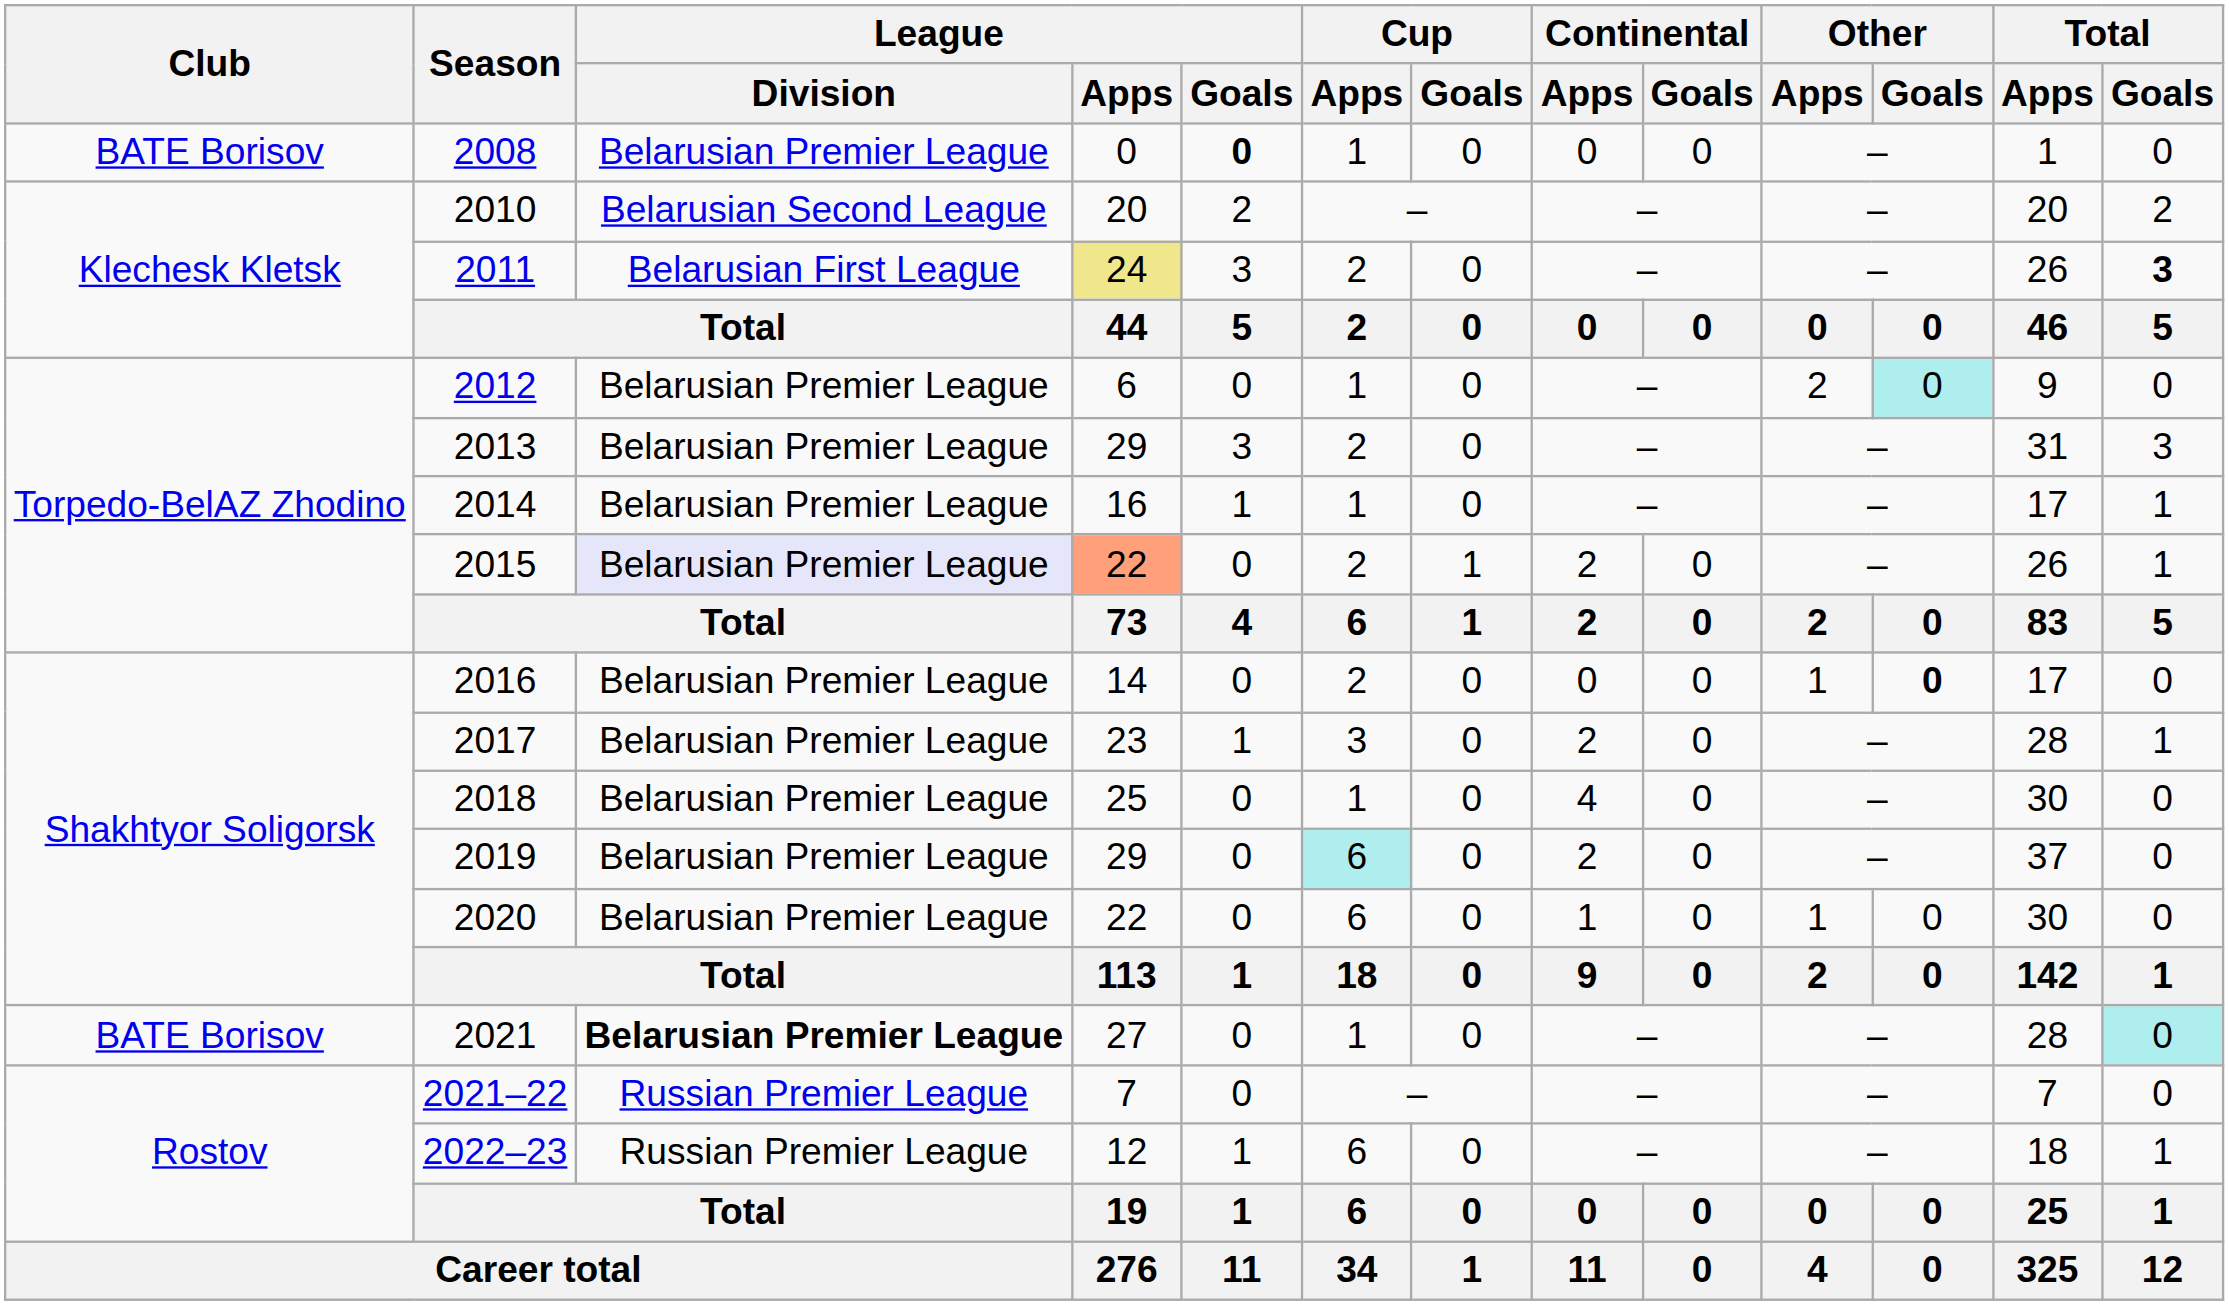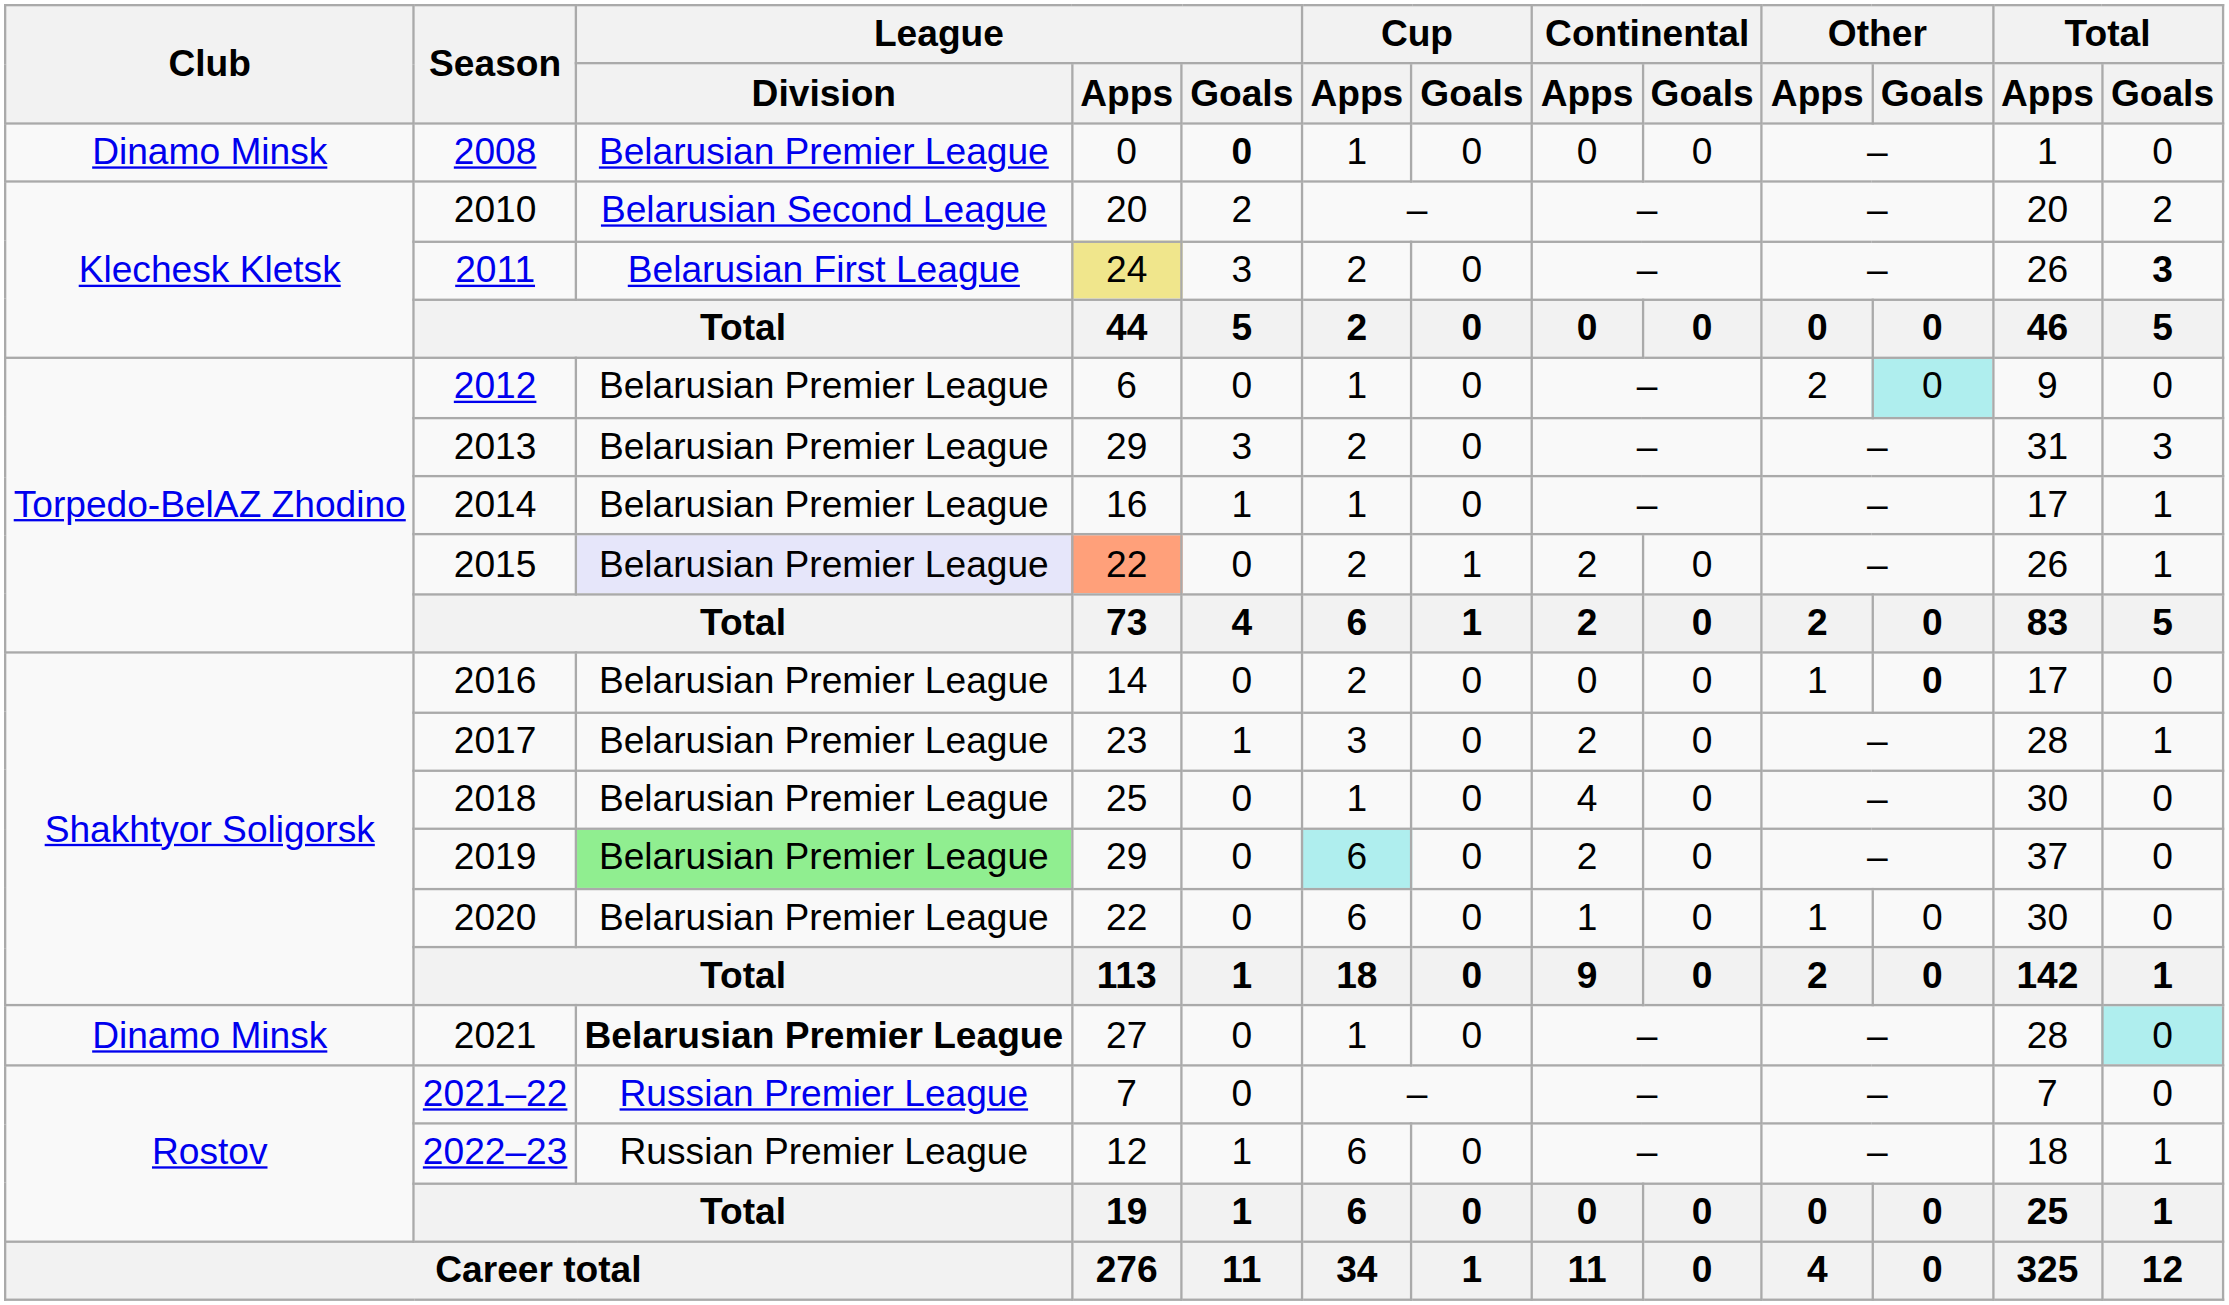(210, 151) BATE Borisov -> (210, 151) Dinamo Minsk
(824, 858) no background -> (824, 858) lightgreen background
(210, 1034) BATE Borisov -> (210, 1034) Dinamo Minsk
